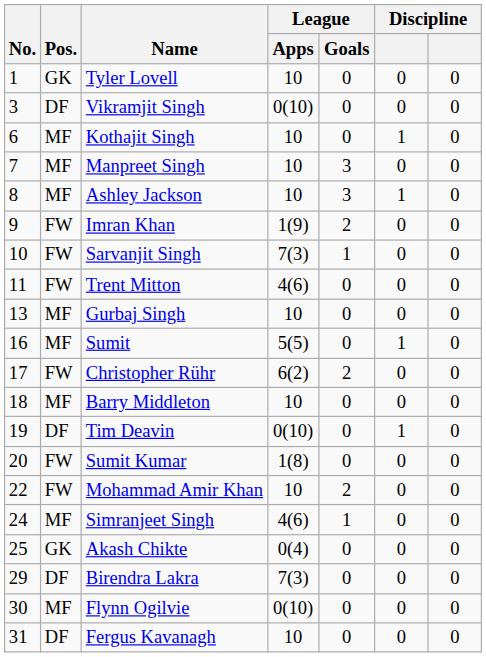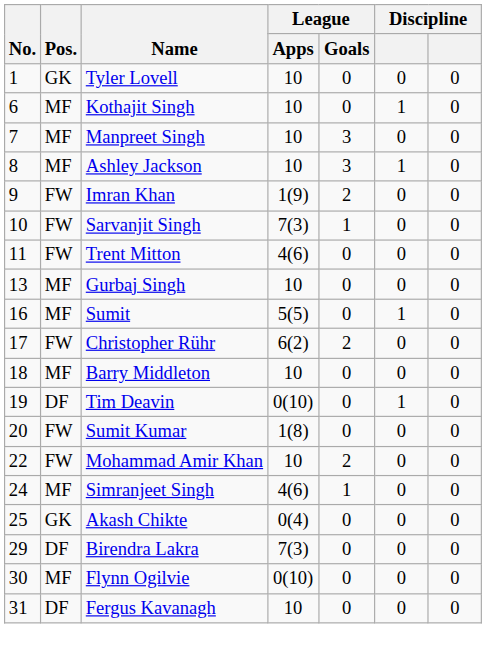- row: (145, 107)
